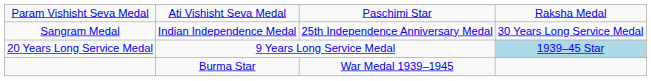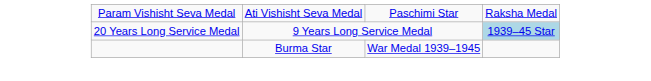- row: (80, 31)
